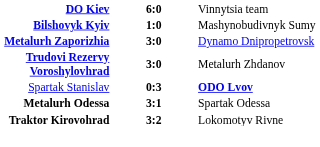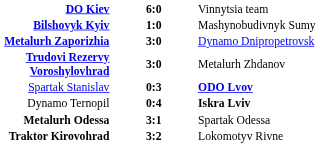+ row: (68, 103)
